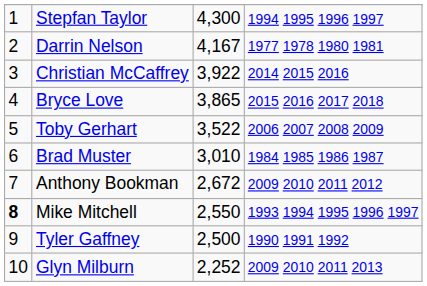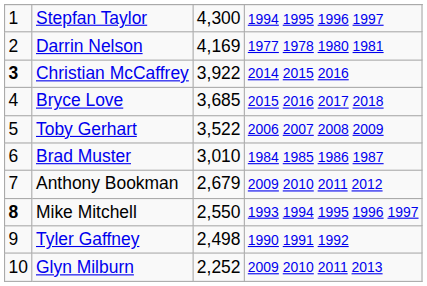(219, 45) 4,167 -> (219, 45) 4,169
(13, 73) normal -> (13, 73) bold
(219, 101) 3,865 -> (219, 101) 3,685
(219, 184) 2,672 -> (219, 184) 2,679
(219, 239) 2,500 -> (219, 239) 2,498
